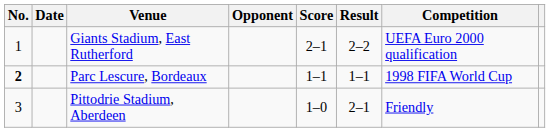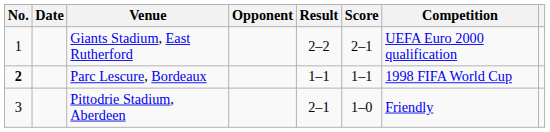columns swapped: (316, 15) <-> (359, 15)
